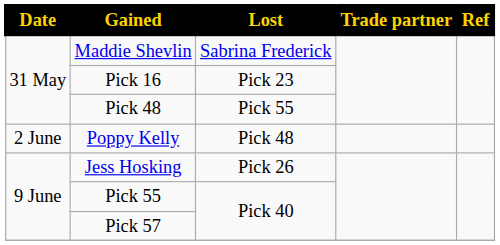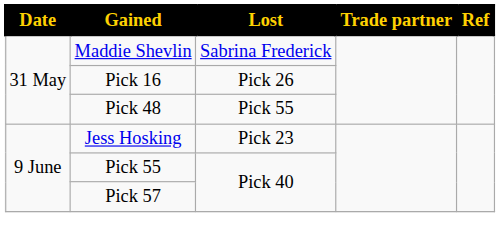(266, 79) Pick 23 -> (266, 79) Pick 26
- row: (133, 138)
(266, 167) Pick 26 -> (266, 138) Pick 23
